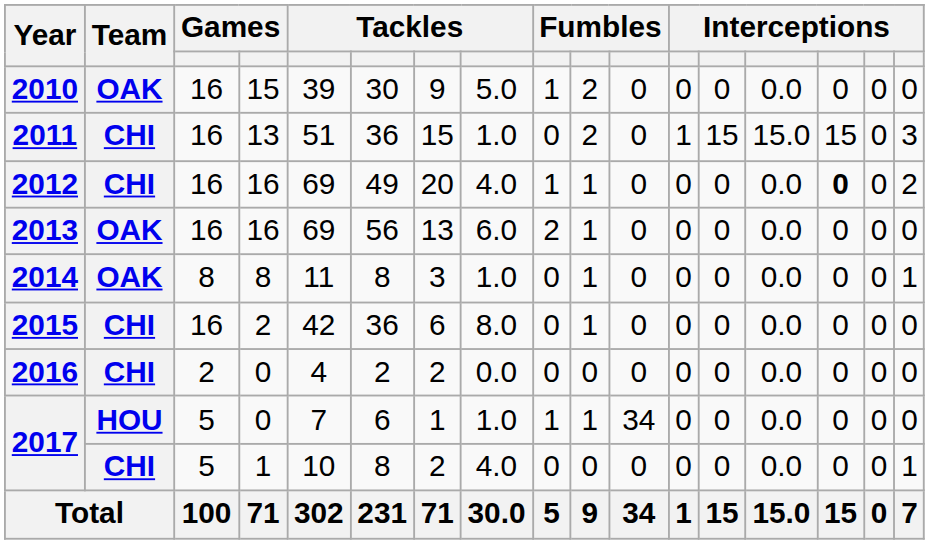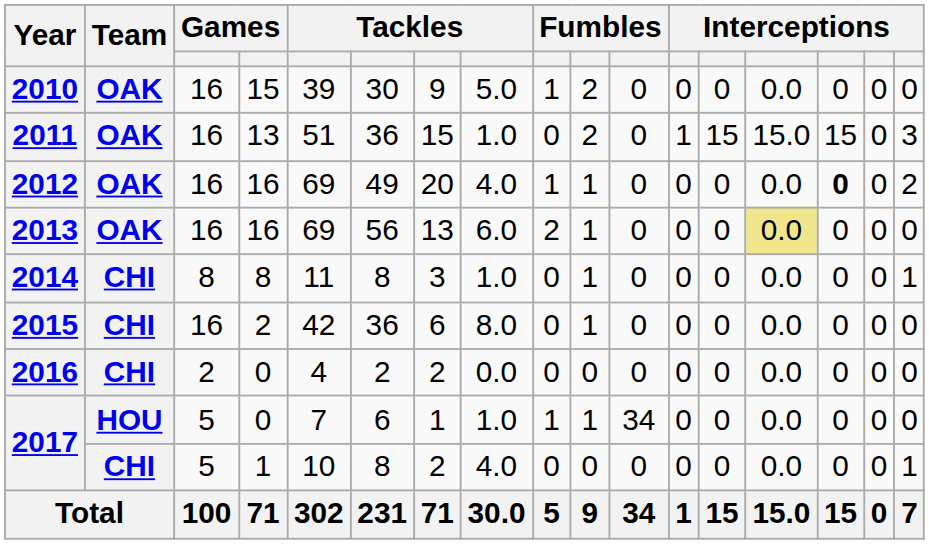(129, 136) CHI -> (129, 136) OAK
(129, 183) CHI -> (129, 183) OAK
(781, 230) no background -> (781, 230) khaki background
(129, 277) OAK -> (129, 277) CHI
